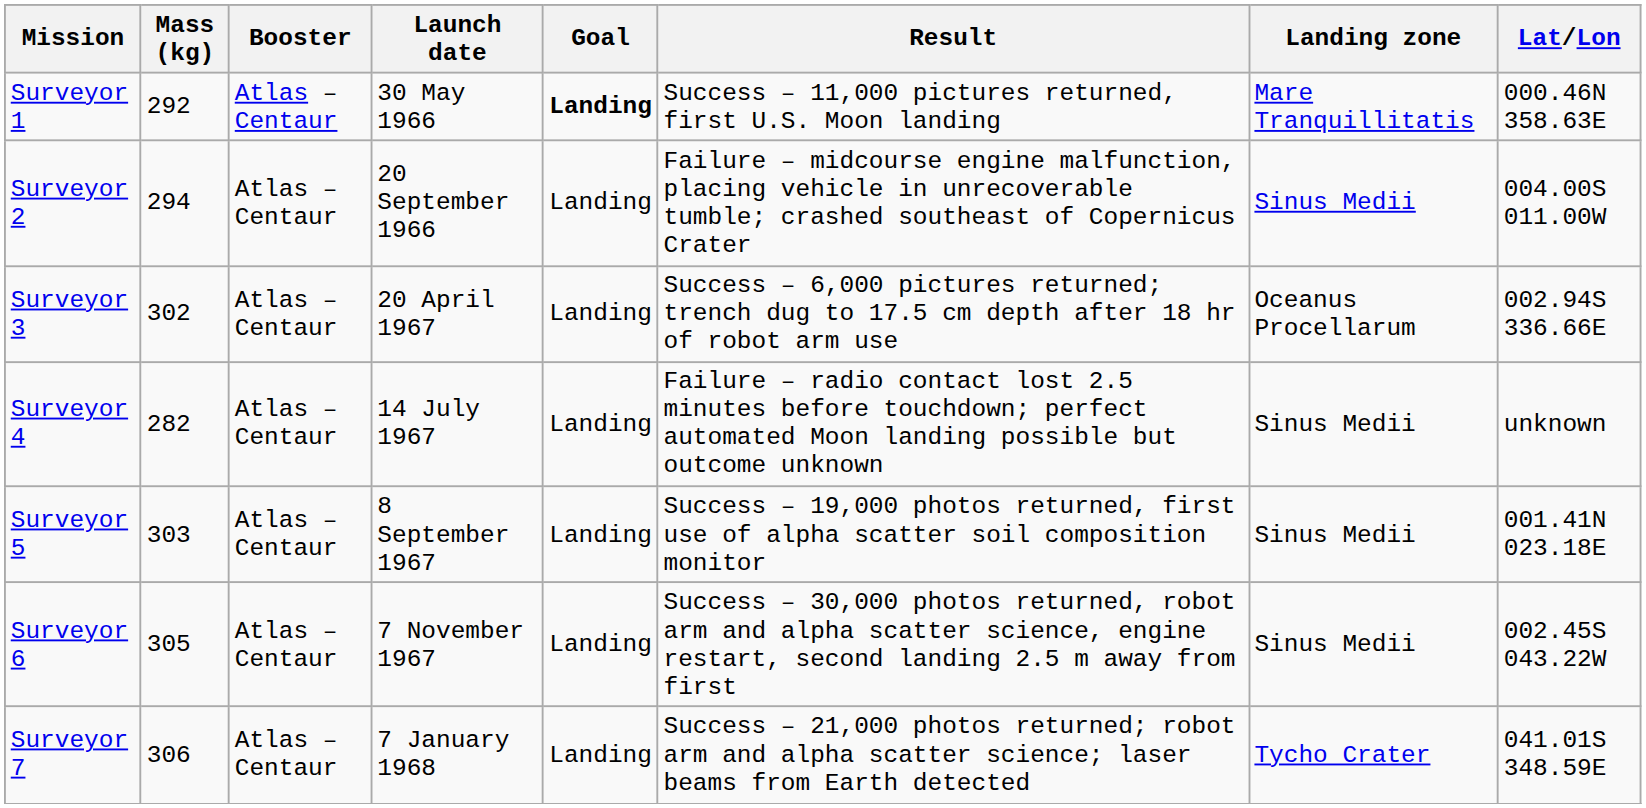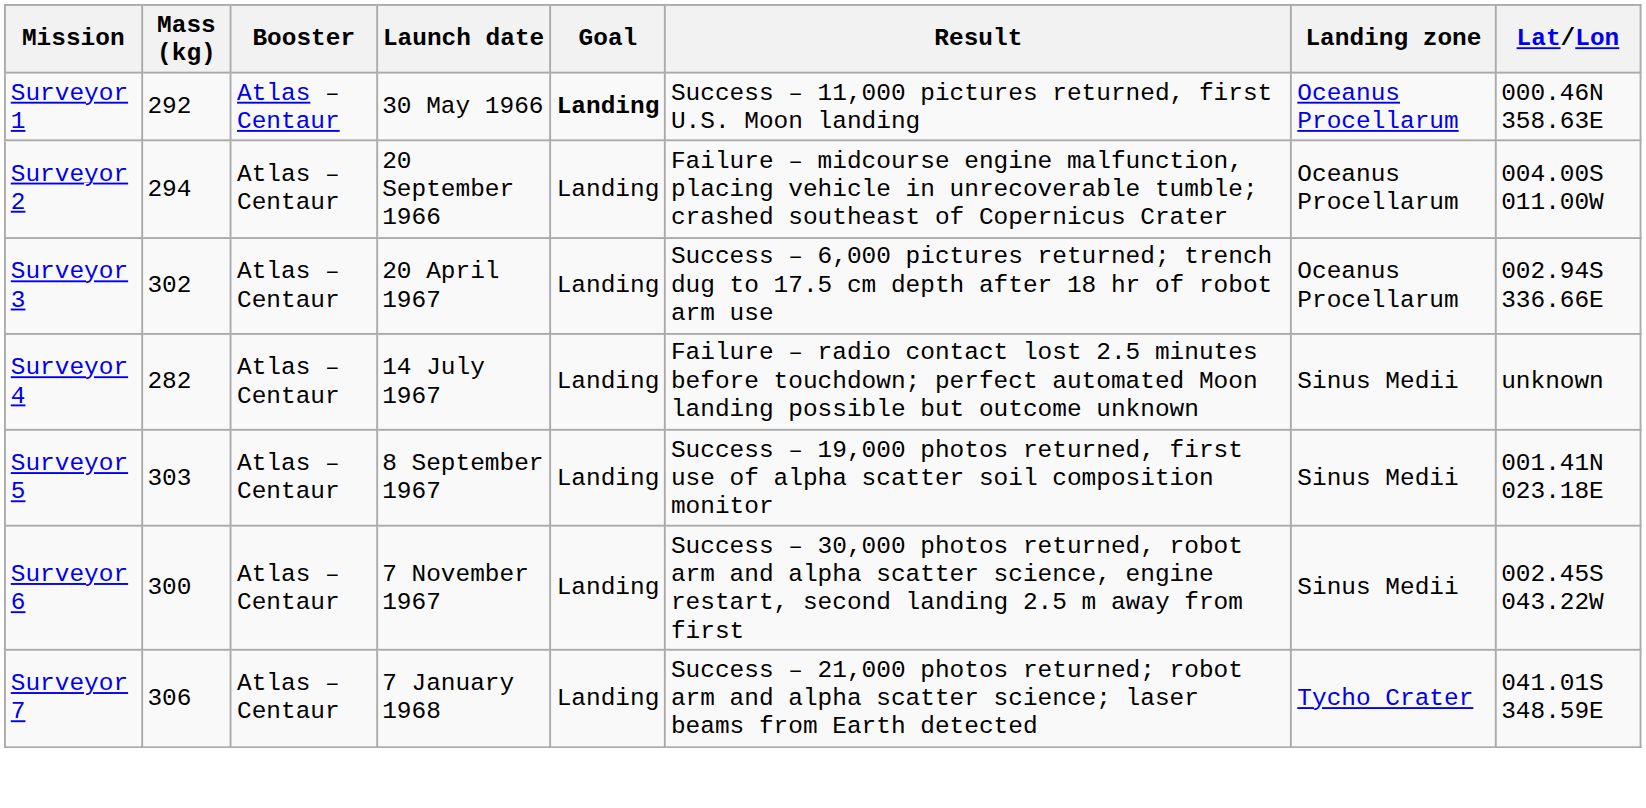(1364, 107) Mare Tranquillitatis -> (1378, 107) Oceanus Procellarum
(1335, 203) Sinus Medii -> (1378, 189) Oceanus Procellarum
(169, 645) 305 -> (169, 588) 300
